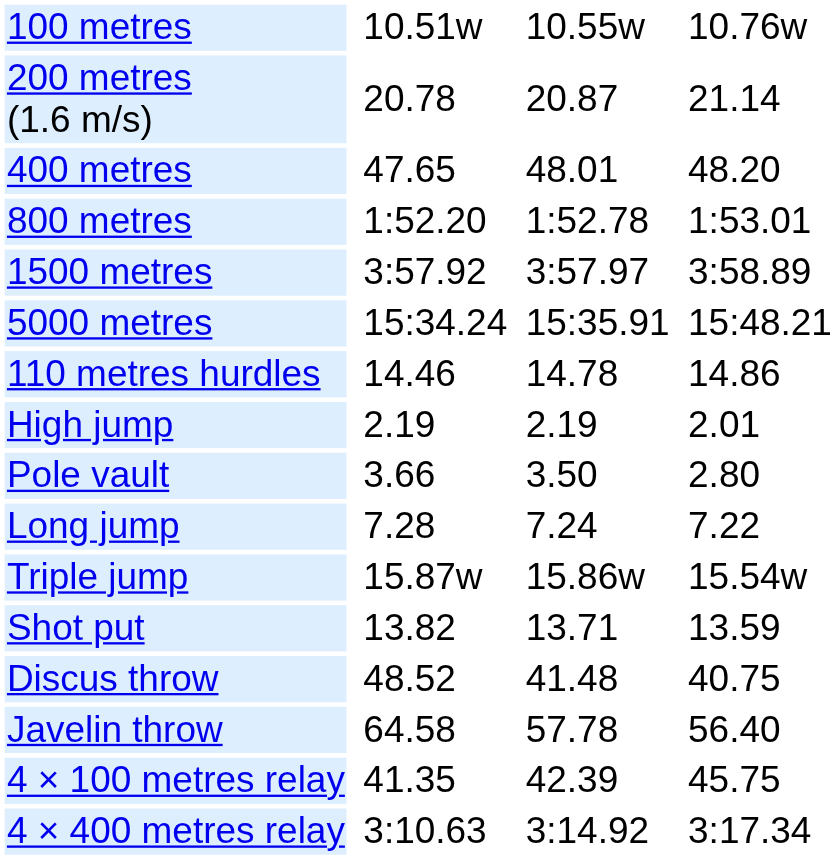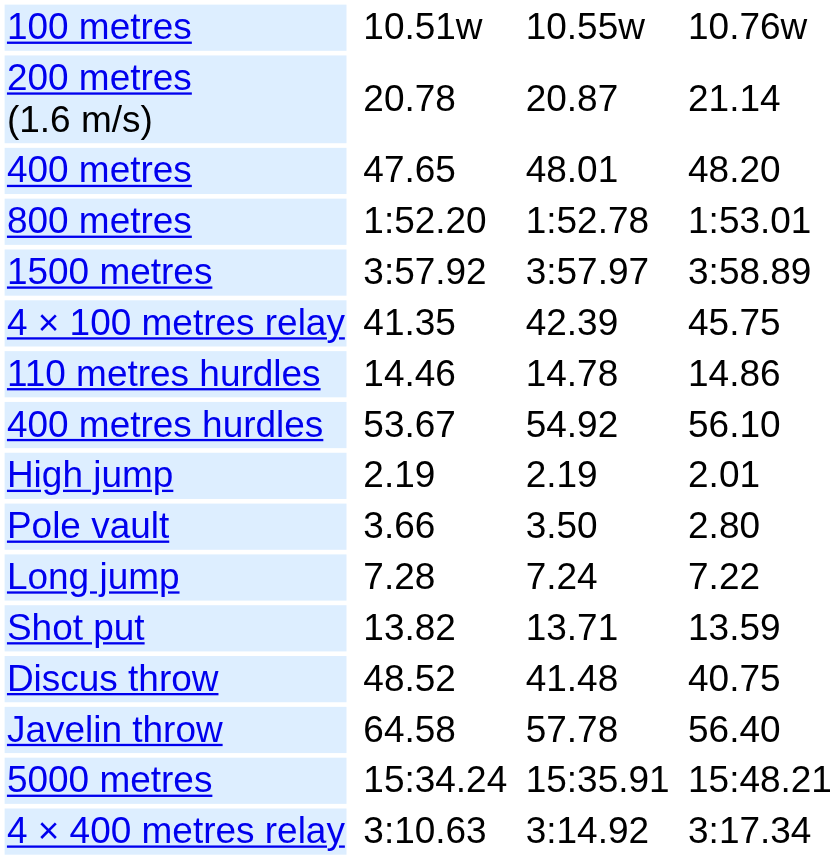rows swapped: (110, 322) <-> (176, 780)
+ row: (165, 424)
- row: (98, 576)
